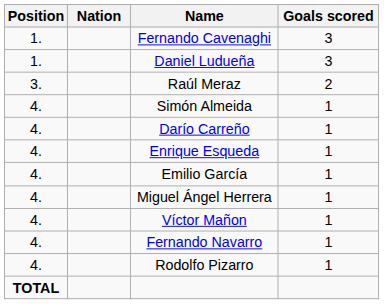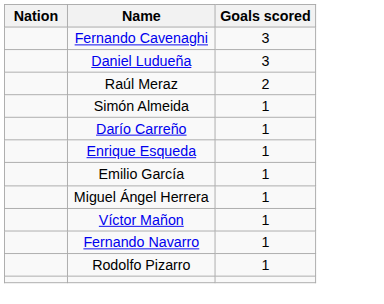- column: (36, 16)
